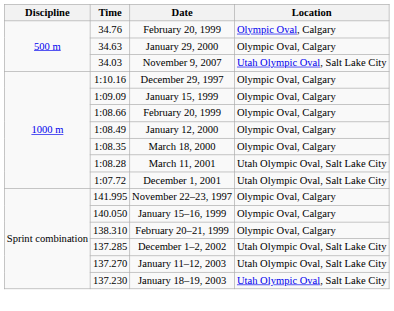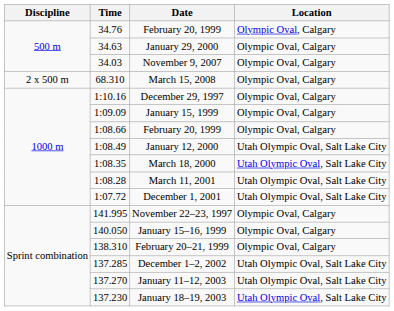(312, 63) Utah Olympic Oval, Salt Lake City -> (286, 63) Olympic Oval, Calgary
+ row: (110, 79)
(286, 130) Olympic Oval, Calgary -> (312, 146) Utah Olympic Oval, Salt Lake City
(286, 146) Olympic Oval, Calgary -> (312, 163) Utah Olympic Oval, Salt Lake City
